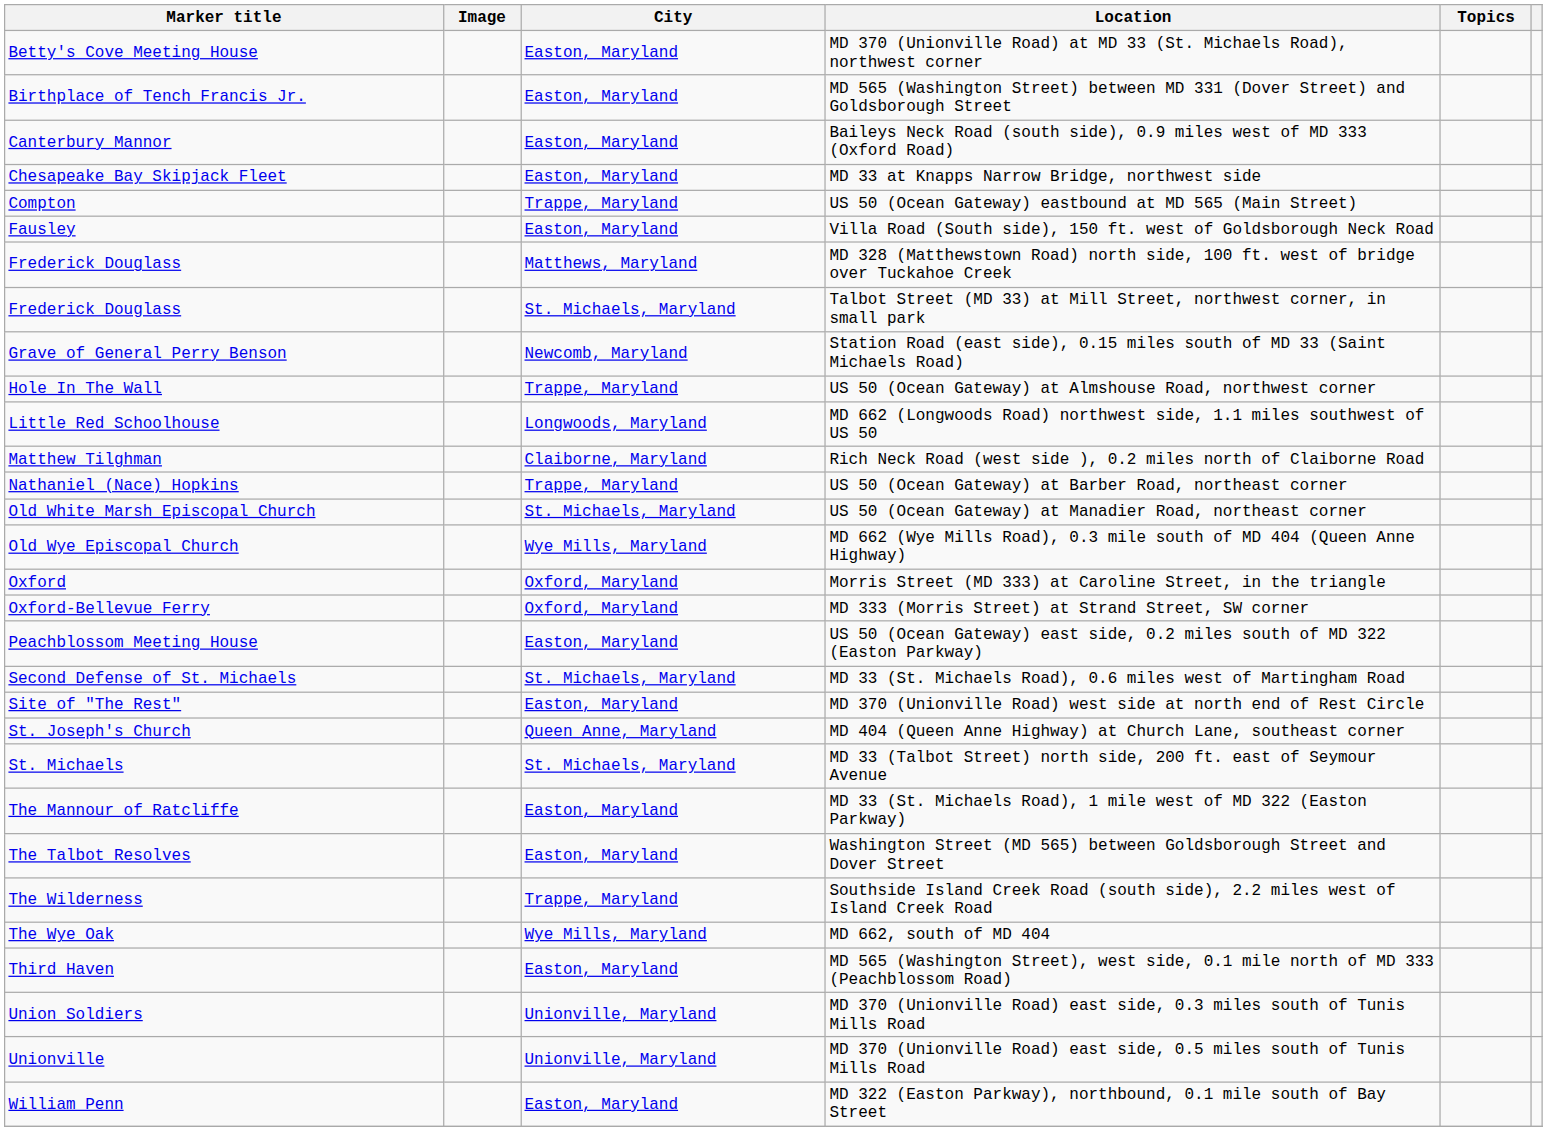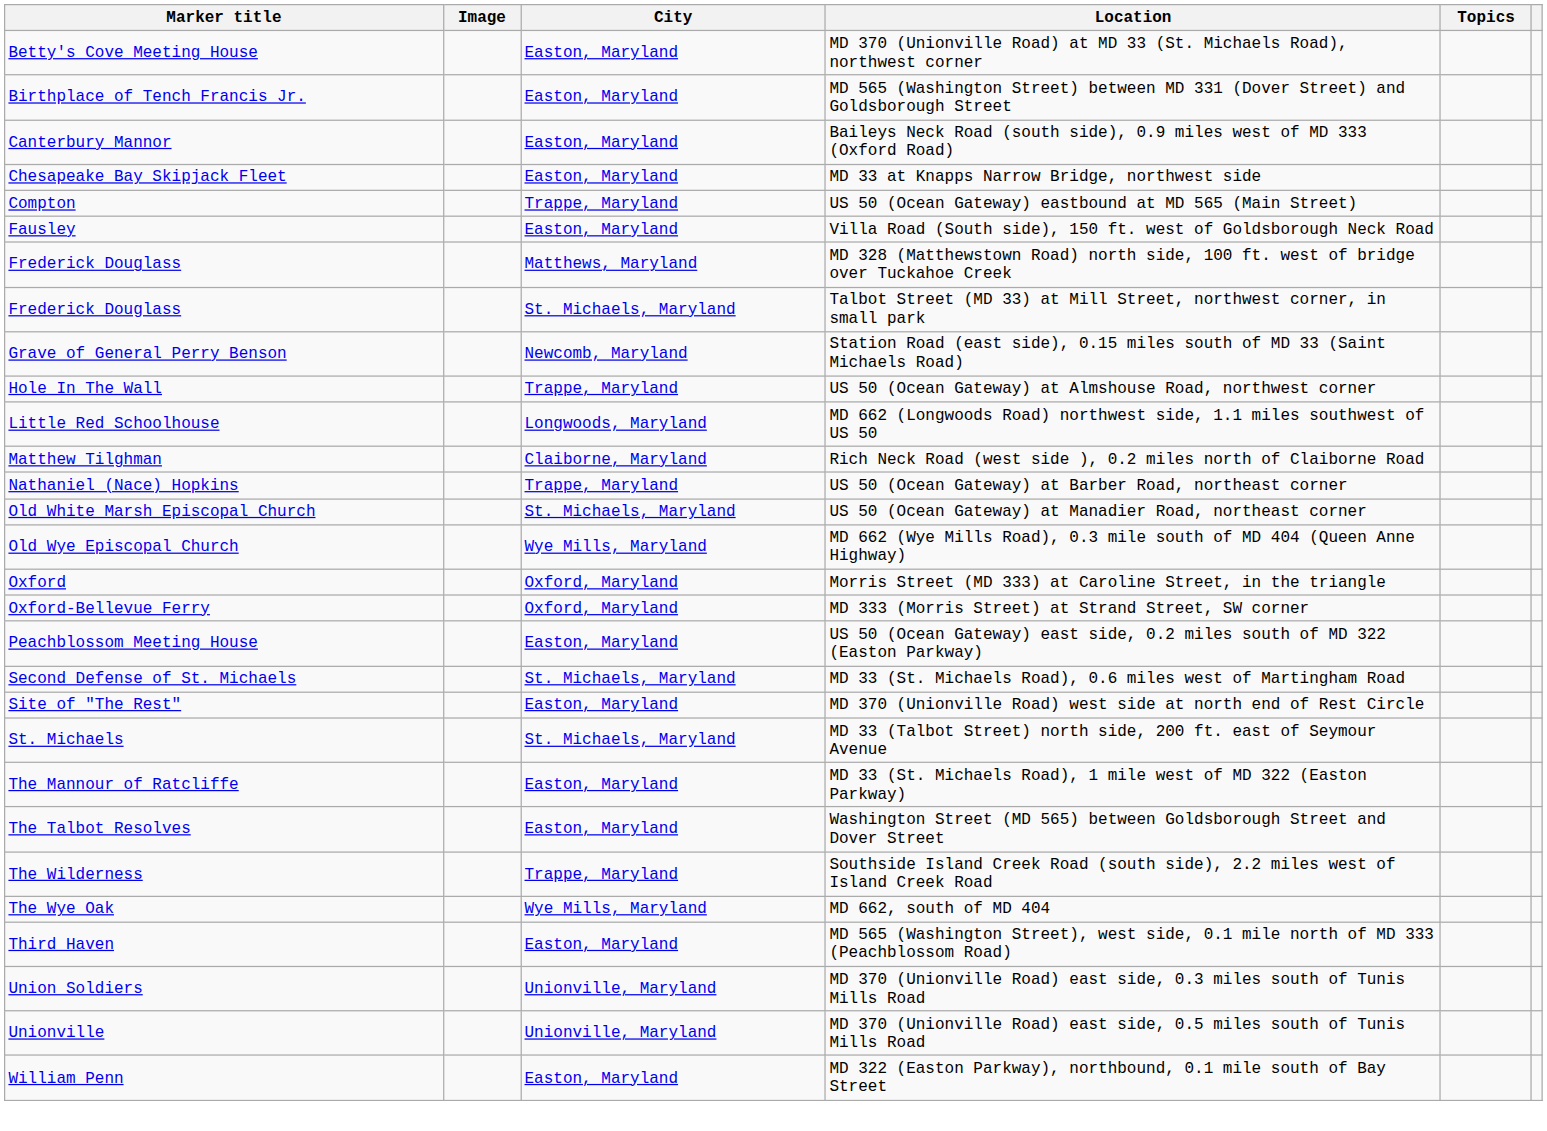- row: (1117, 731)
